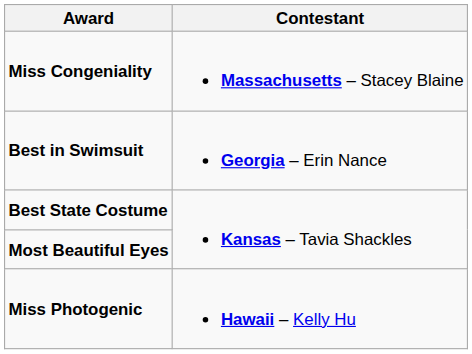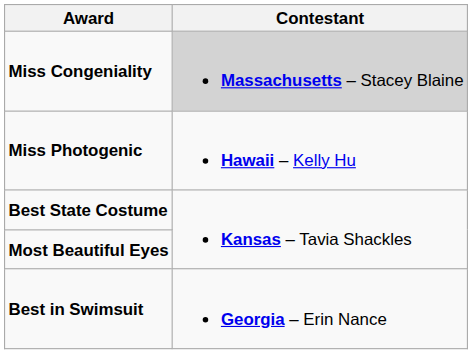(320, 81) no background -> (320, 81) lightgrey background
rows swapped: (75, 309) <-> (76, 150)
